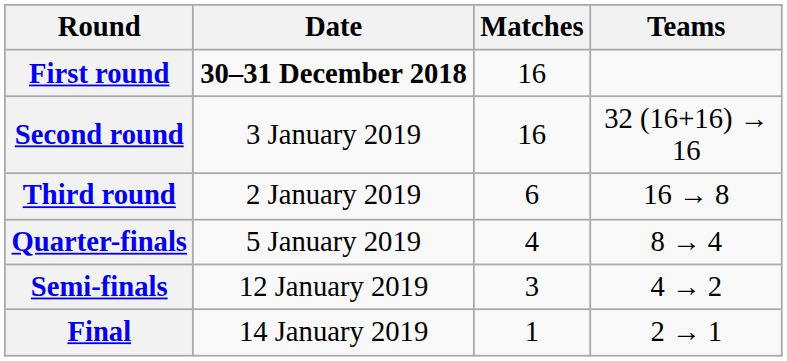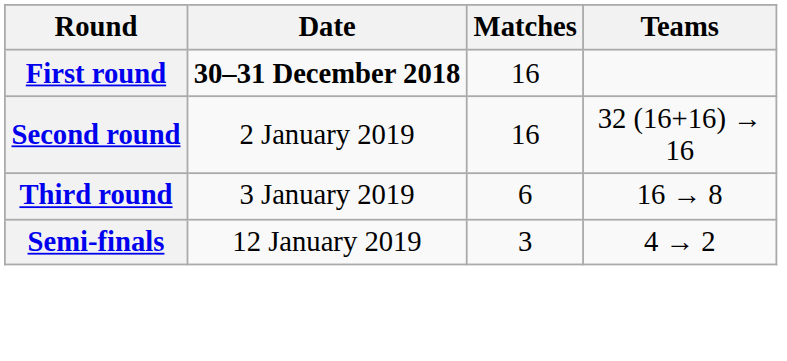(334, 134) 3 January 2019 -> (327, 134) 2 January 2019
(334, 195) 2 January 2019 -> (327, 195) 3 January 2019
- row: (99, 241)
- row: (99, 331)
